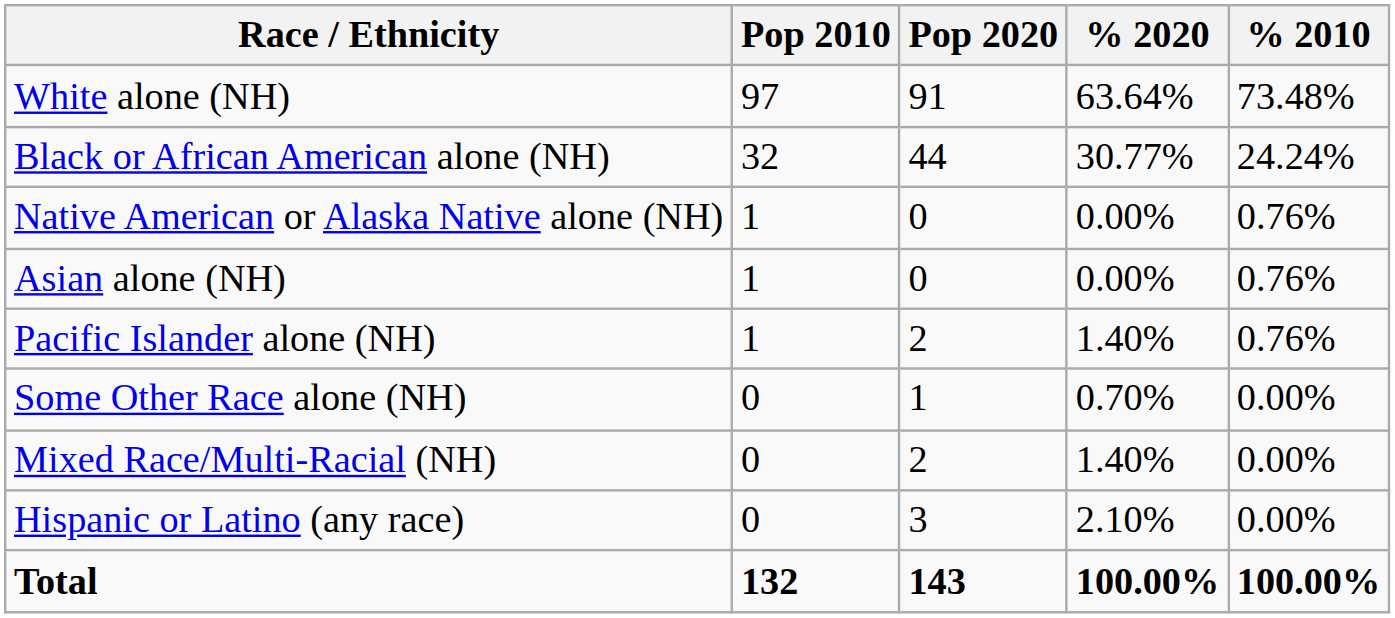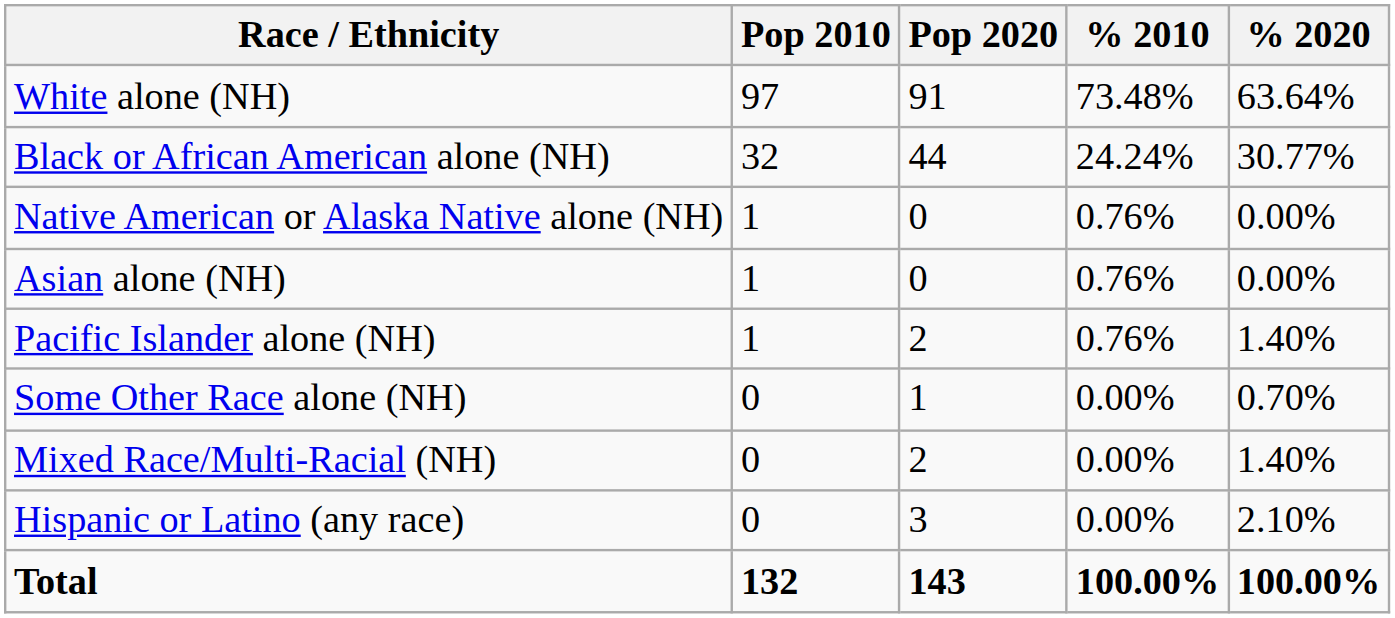columns swapped: (1309, 34) <-> (1148, 34)
